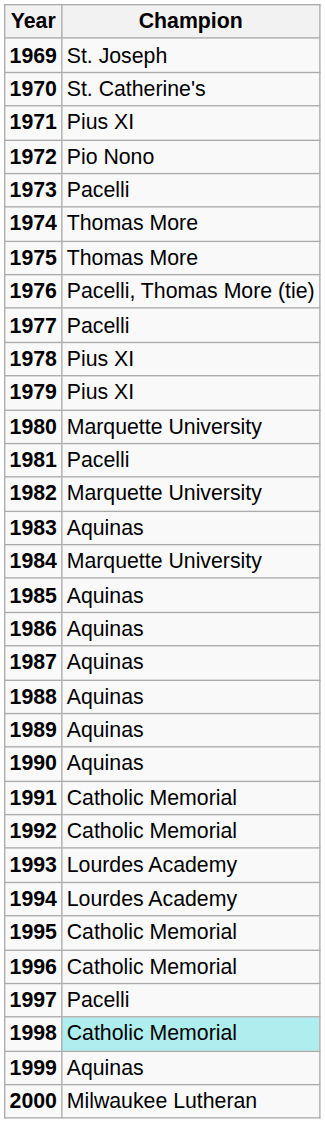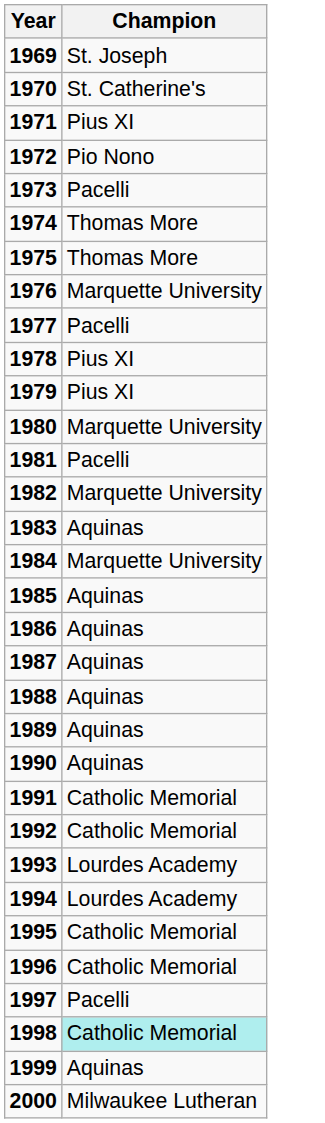(191, 291) Pacelli, Thomas More (tie) -> (164, 291) Marquette University
